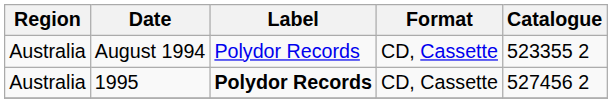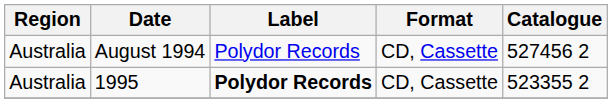(548, 51) 523355 2 -> (548, 51) 527456 2
(548, 82) 527456 2 -> (548, 82) 523355 2
